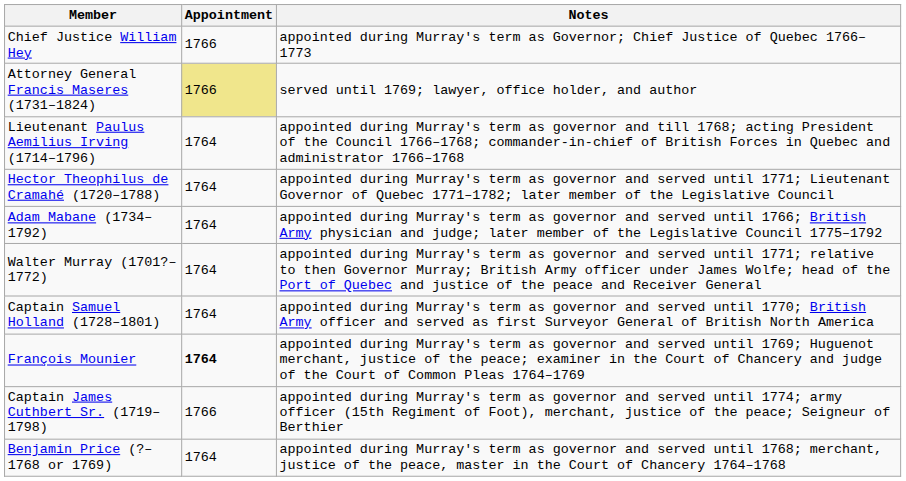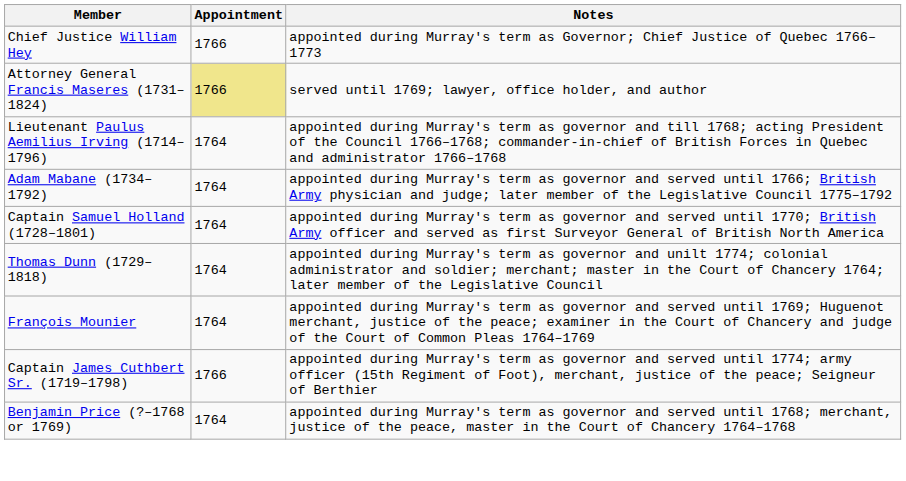- row: (88, 188)
- row: (92, 270)
+ row: (80, 270)
(201, 360) bold -> (211, 323) normal
